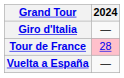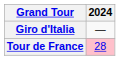- row: (48, 64)
